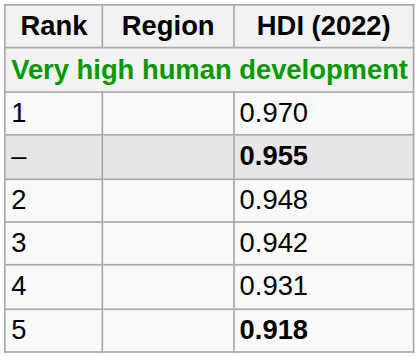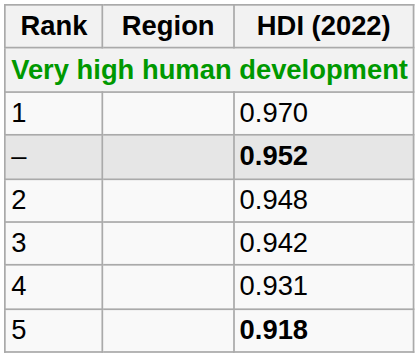(274, 156) 0.955 -> (274, 156) 0.952
